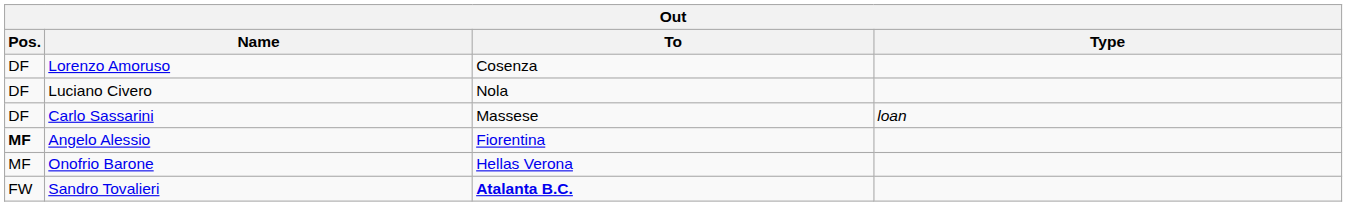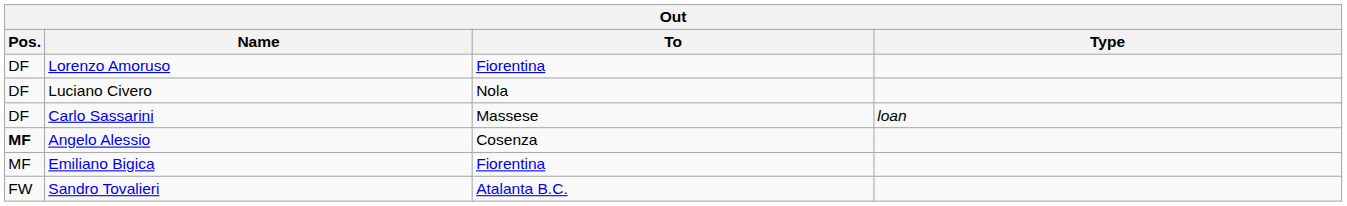(507, 66) Cosenza -> (511, 66) Fiorentina
(511, 140) Fiorentina -> (507, 140) Cosenza
- row: (101, 165)
+ row: (101, 165)
(525, 189) bold -> (522, 189) normal
